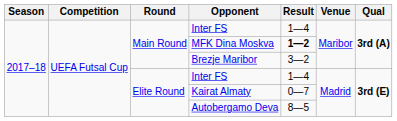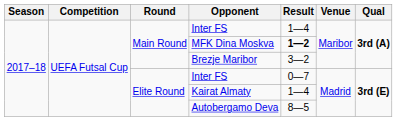(298, 76) 1—4 -> (298, 76) 0—7
(298, 92) 0—7 -> (298, 92) 1—4
